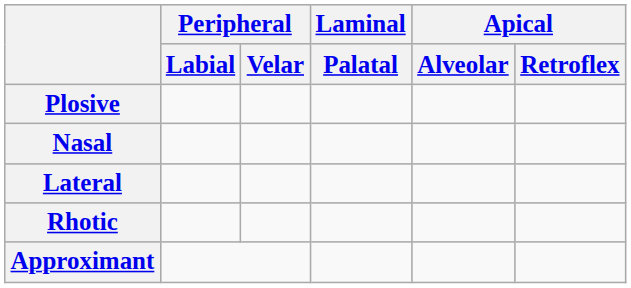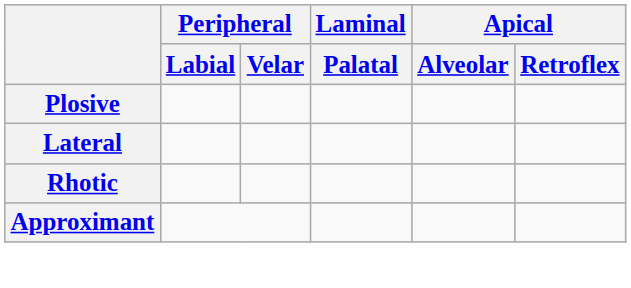- row: (82, 143)
